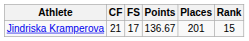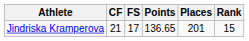(160, 29) 136.67 -> (160, 29) 136.65
